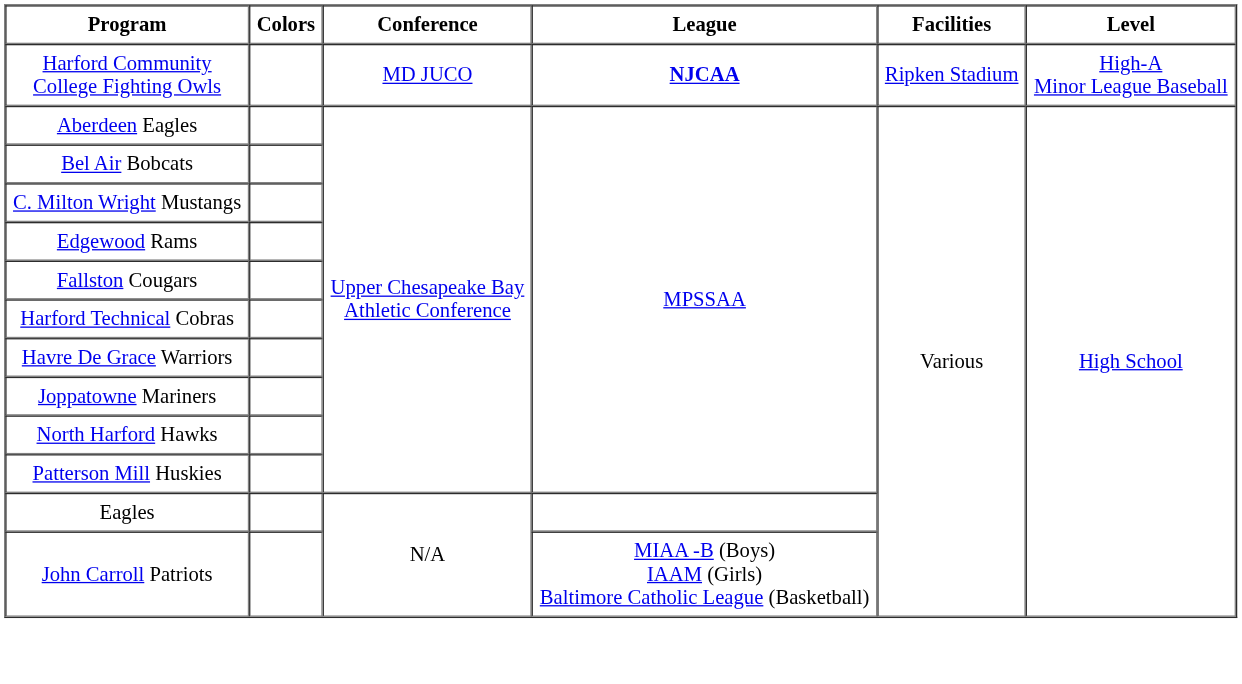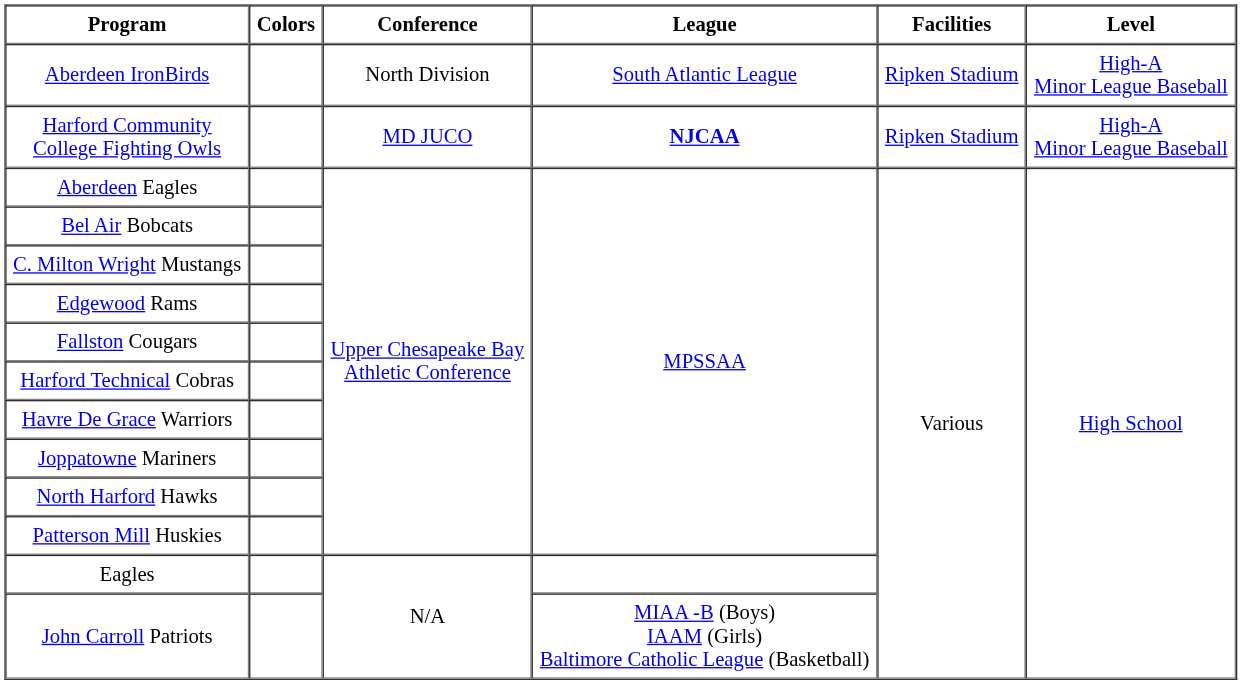+ row: (127, 74)
